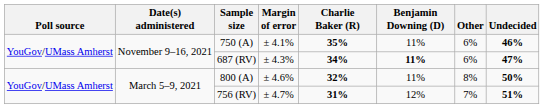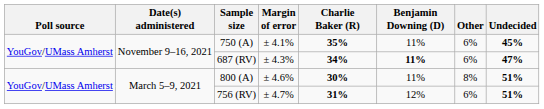(513, 43) 46% -> (513, 43) 45%
(338, 77) 32% -> (338, 77) 30%
(513, 77) 50% -> (513, 77) 51%
(470, 95) 7% -> (470, 95) 6%
